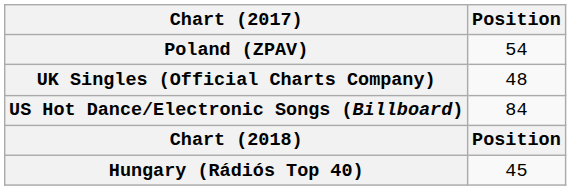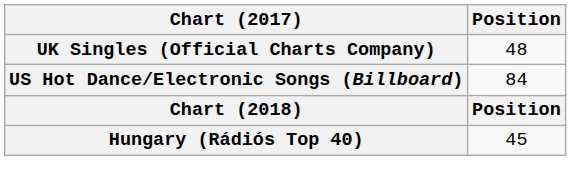- row: (236, 50)
